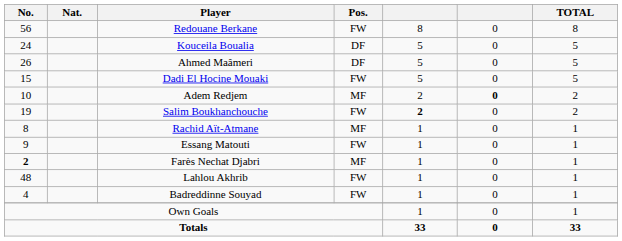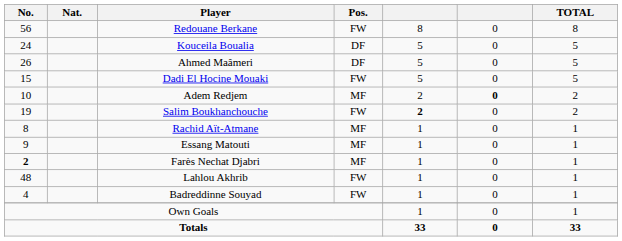(358, 144) FW -> (358, 144) MF
